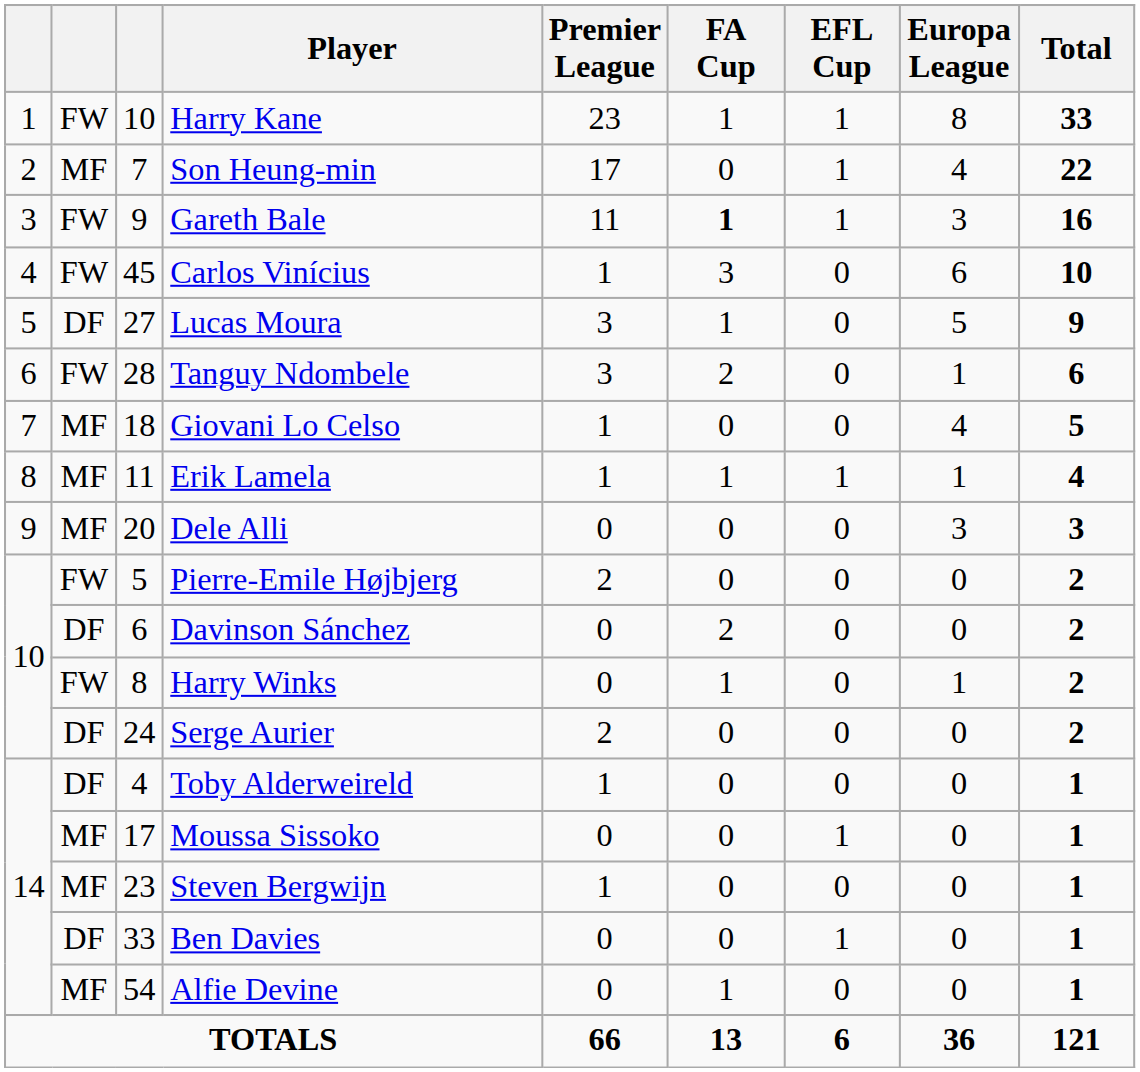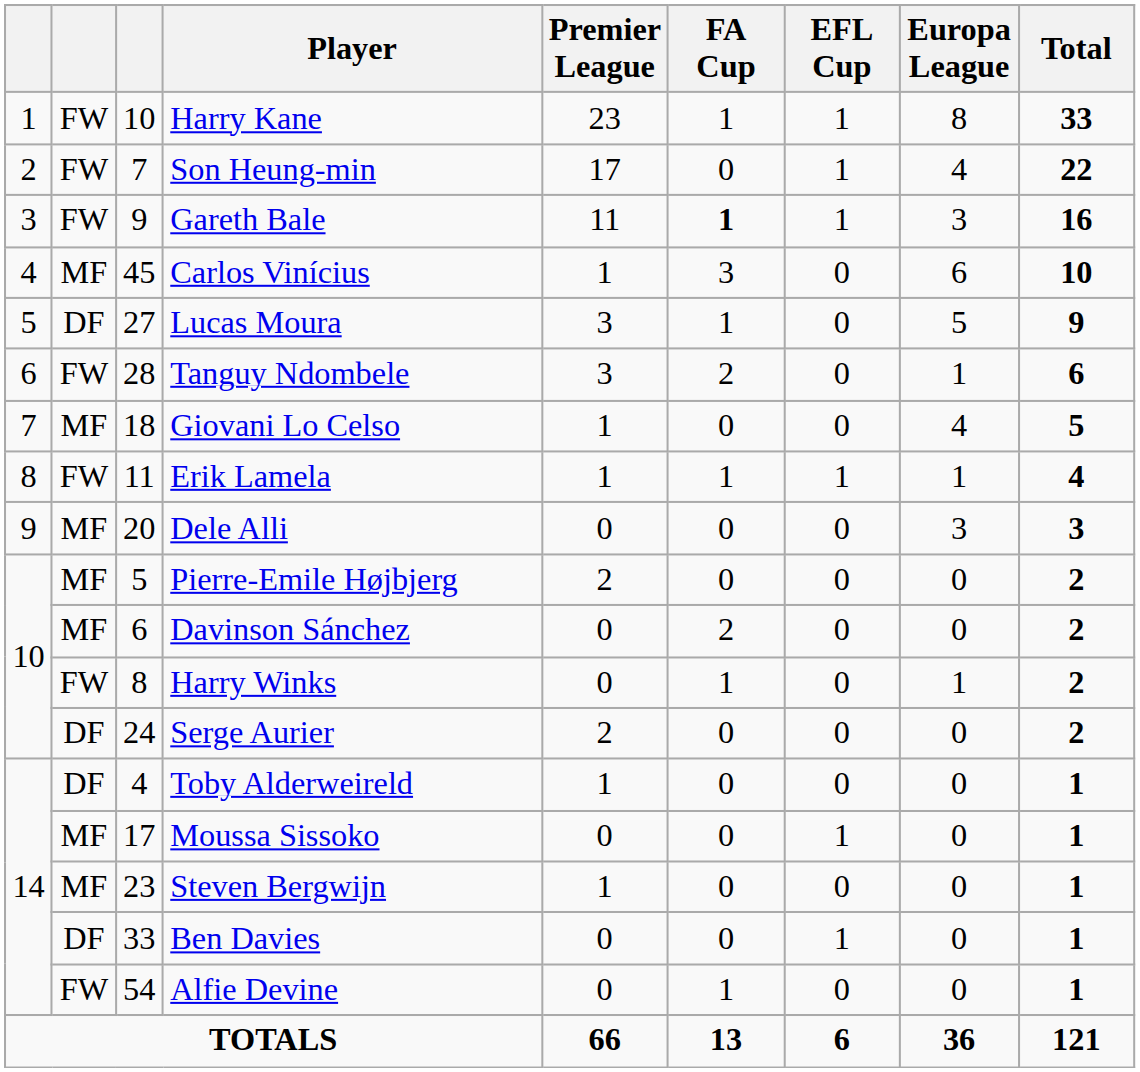(84, 169) MF -> (84, 169) FW
(84, 271) FW -> (84, 271) MF
(84, 476) MF -> (84, 476) FW
(84, 579) FW -> (84, 579) MF
(84, 630) DF -> (84, 630) MF
(84, 989) MF -> (84, 989) FW
